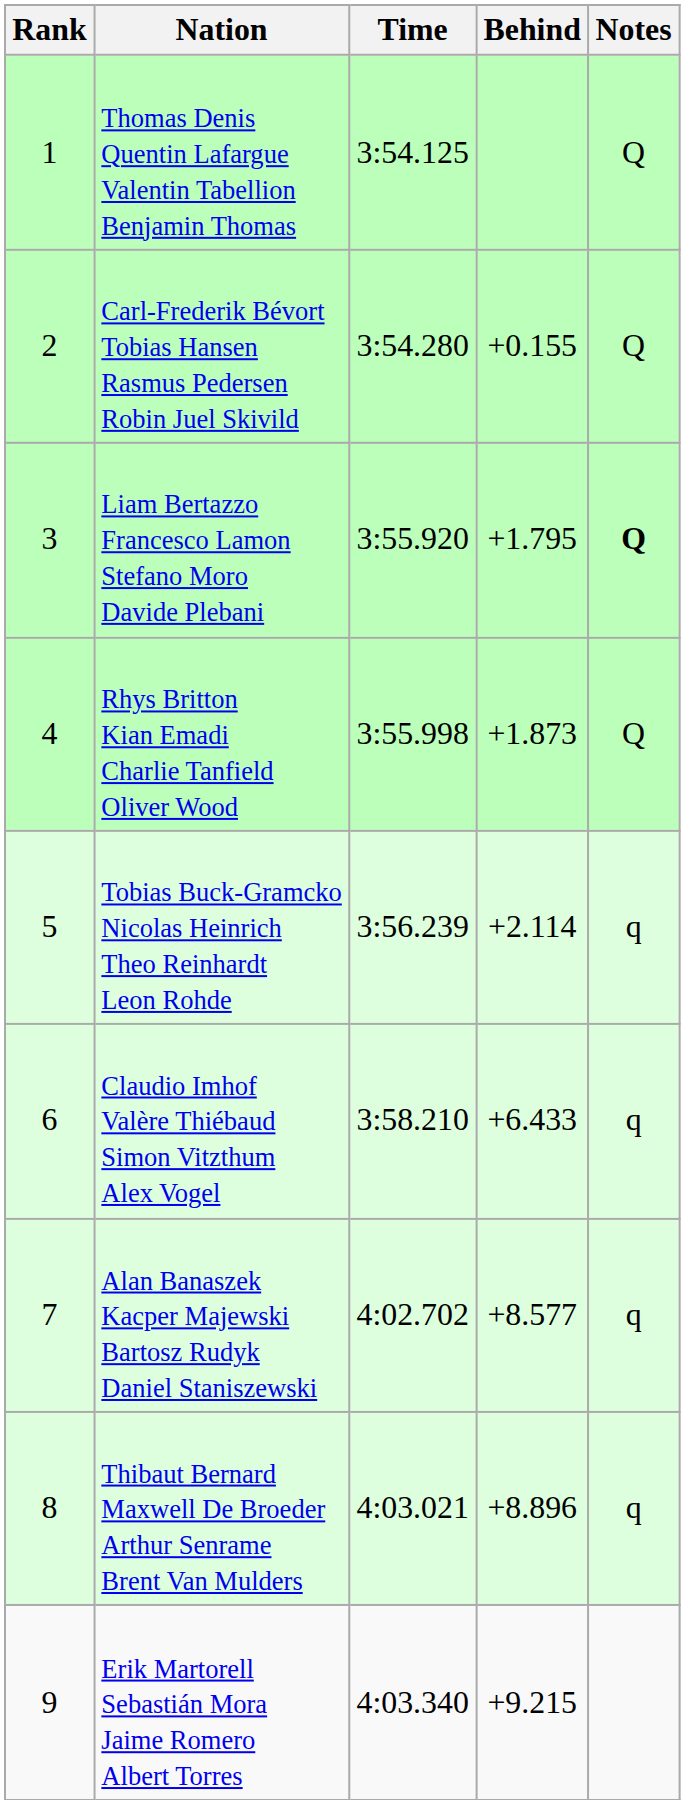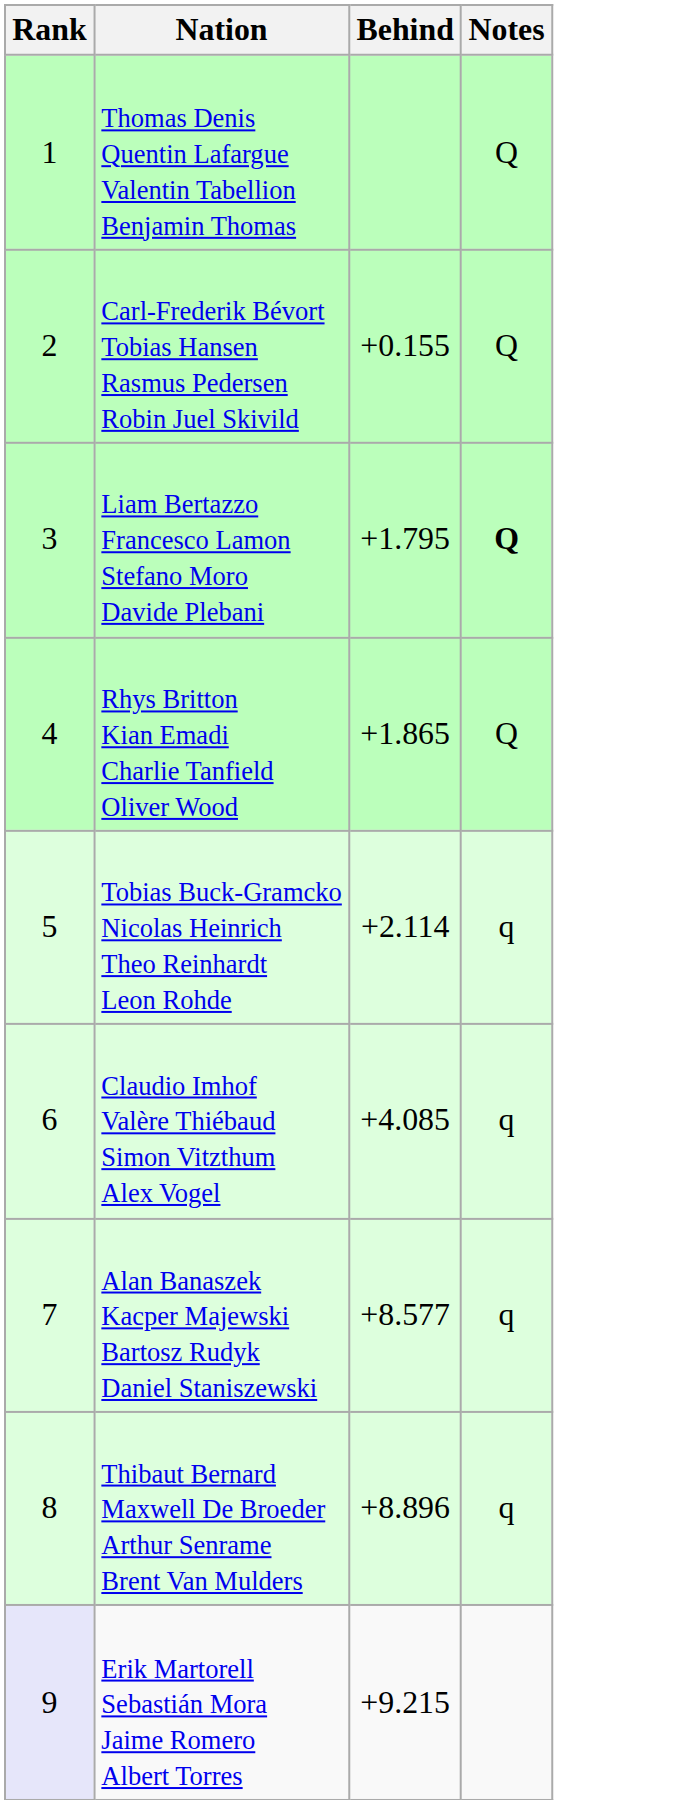- column: (413, 29)
(532, 733) +1.873 -> (405, 733) +1.865
(532, 1120) +6.433 -> (405, 1120) +4.085
(49, 1702) no background -> (49, 1702) lavender background
